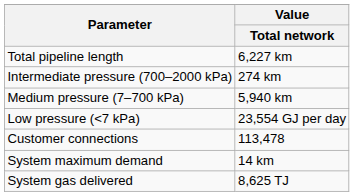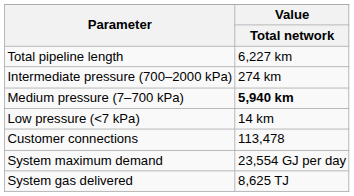(265, 98) normal -> (266, 98) bold
(292, 118) 23,554 GJ per day -> (256, 118) 14 km
(256, 160) 14 km -> (292, 160) 23,554 GJ per day
